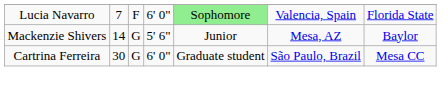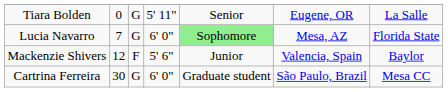+ row: (57, 14)
(136, 14) F -> (136, 35) G
(316, 14) Valencia, Spain -> (322, 35) Mesa, AZ
(119, 35) 14 -> (119, 55) 12
(136, 35) G -> (136, 55) F
(316, 35) Mesa, AZ -> (322, 55) Valencia, Spain
